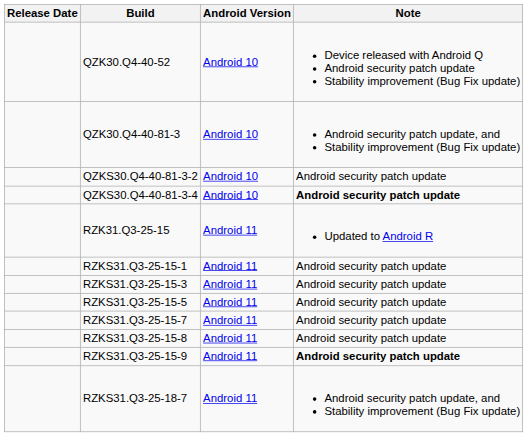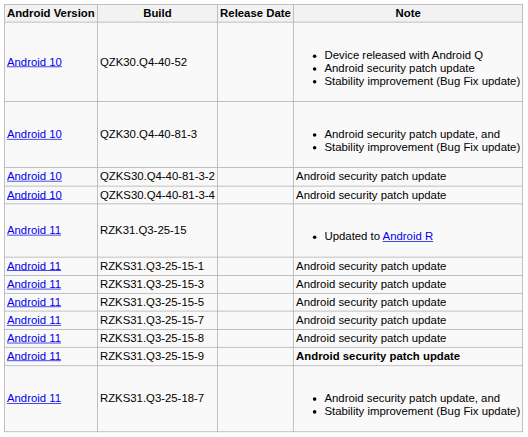columns swapped: (247, 13) <-> (42, 13)
(378, 194) bold -> (371, 194) normal
